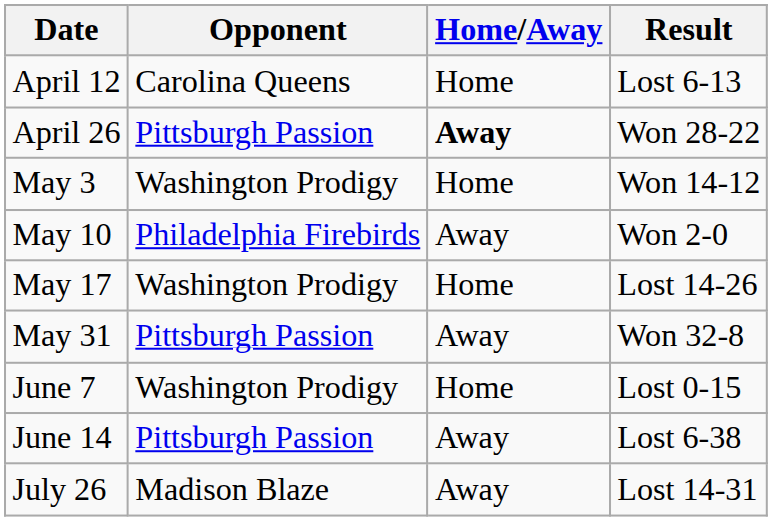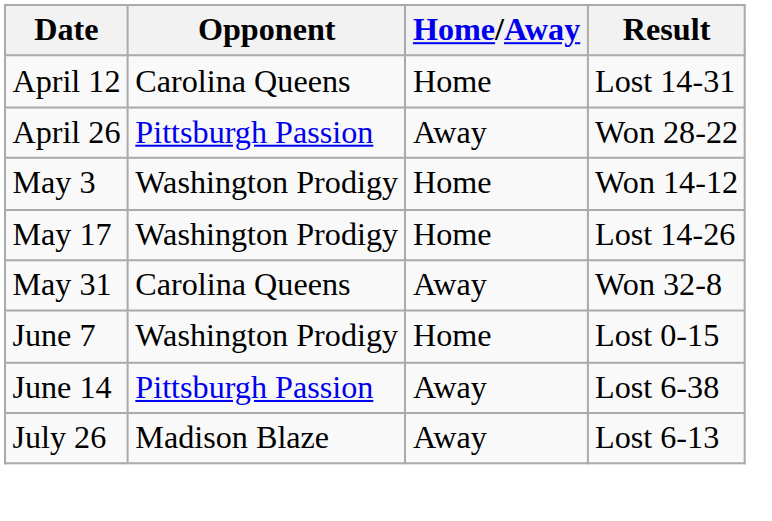(679, 81) Lost 6-13 -> (665, 81) Lost 14-31
(473, 132) bold -> (450, 132) normal
- row: (62, 234)
(254, 336) Pittsburgh Passion -> (243, 285) Carolina Queens
(687, 489) Lost 14-31 -> (657, 438) Lost 6-13
